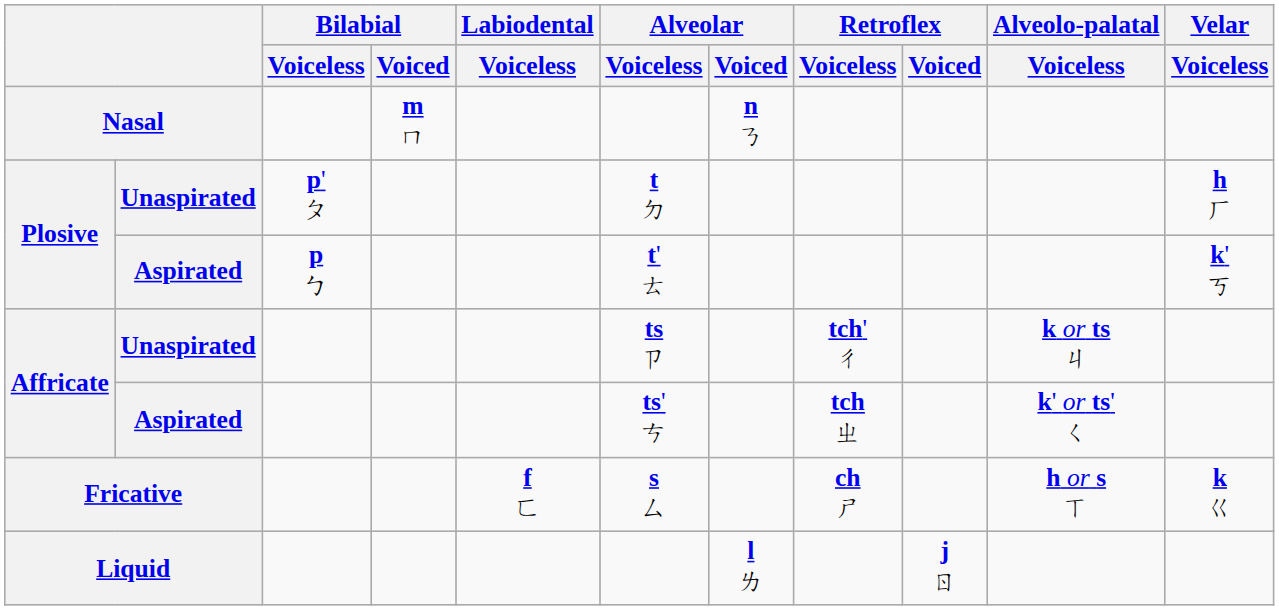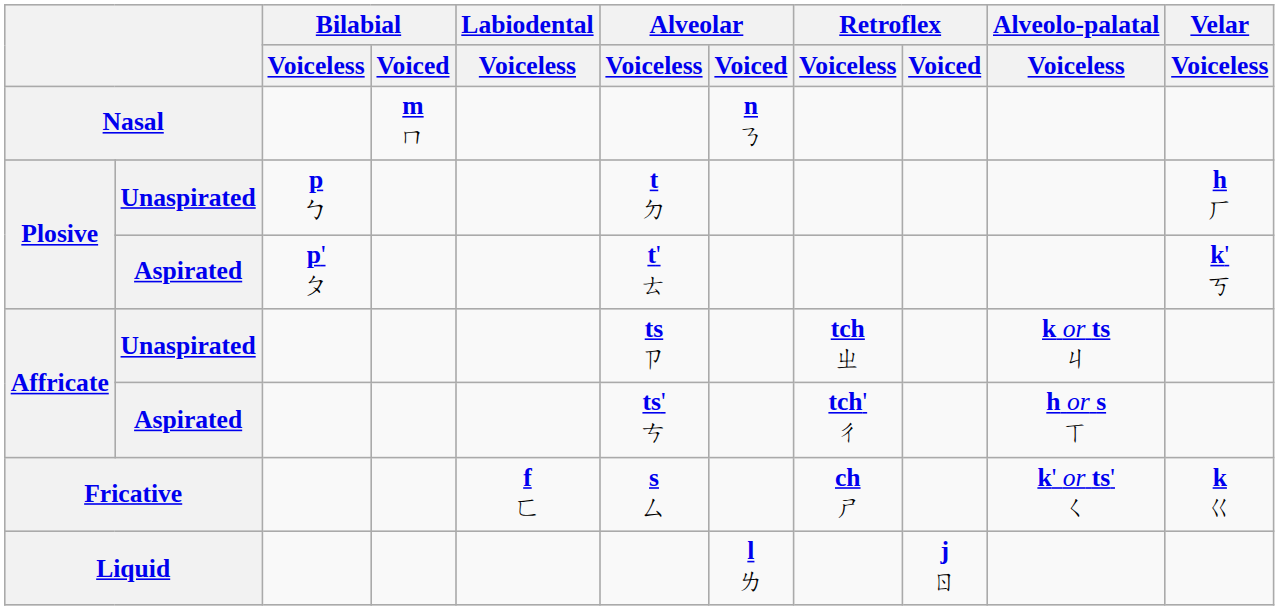(316, 195) p' ㄆ -> (316, 195) p ㄅ
(316, 269) p ㄅ -> (316, 269) p' ㄆ
(848, 343) tch' ㄔ -> (848, 343) tch ㄓ
(848, 418) tch ㄓ -> (848, 418) tch' ㄔ
(1076, 418) k' or ts' ㄑ -> (1076, 418) h or s ㄒ
(1076, 492) h or s ㄒ -> (1076, 492) k' or ts' ㄑ
